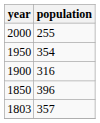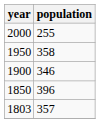(46, 52) 354 -> (46, 52) 358
(46, 71) 316 -> (46, 71) 346
